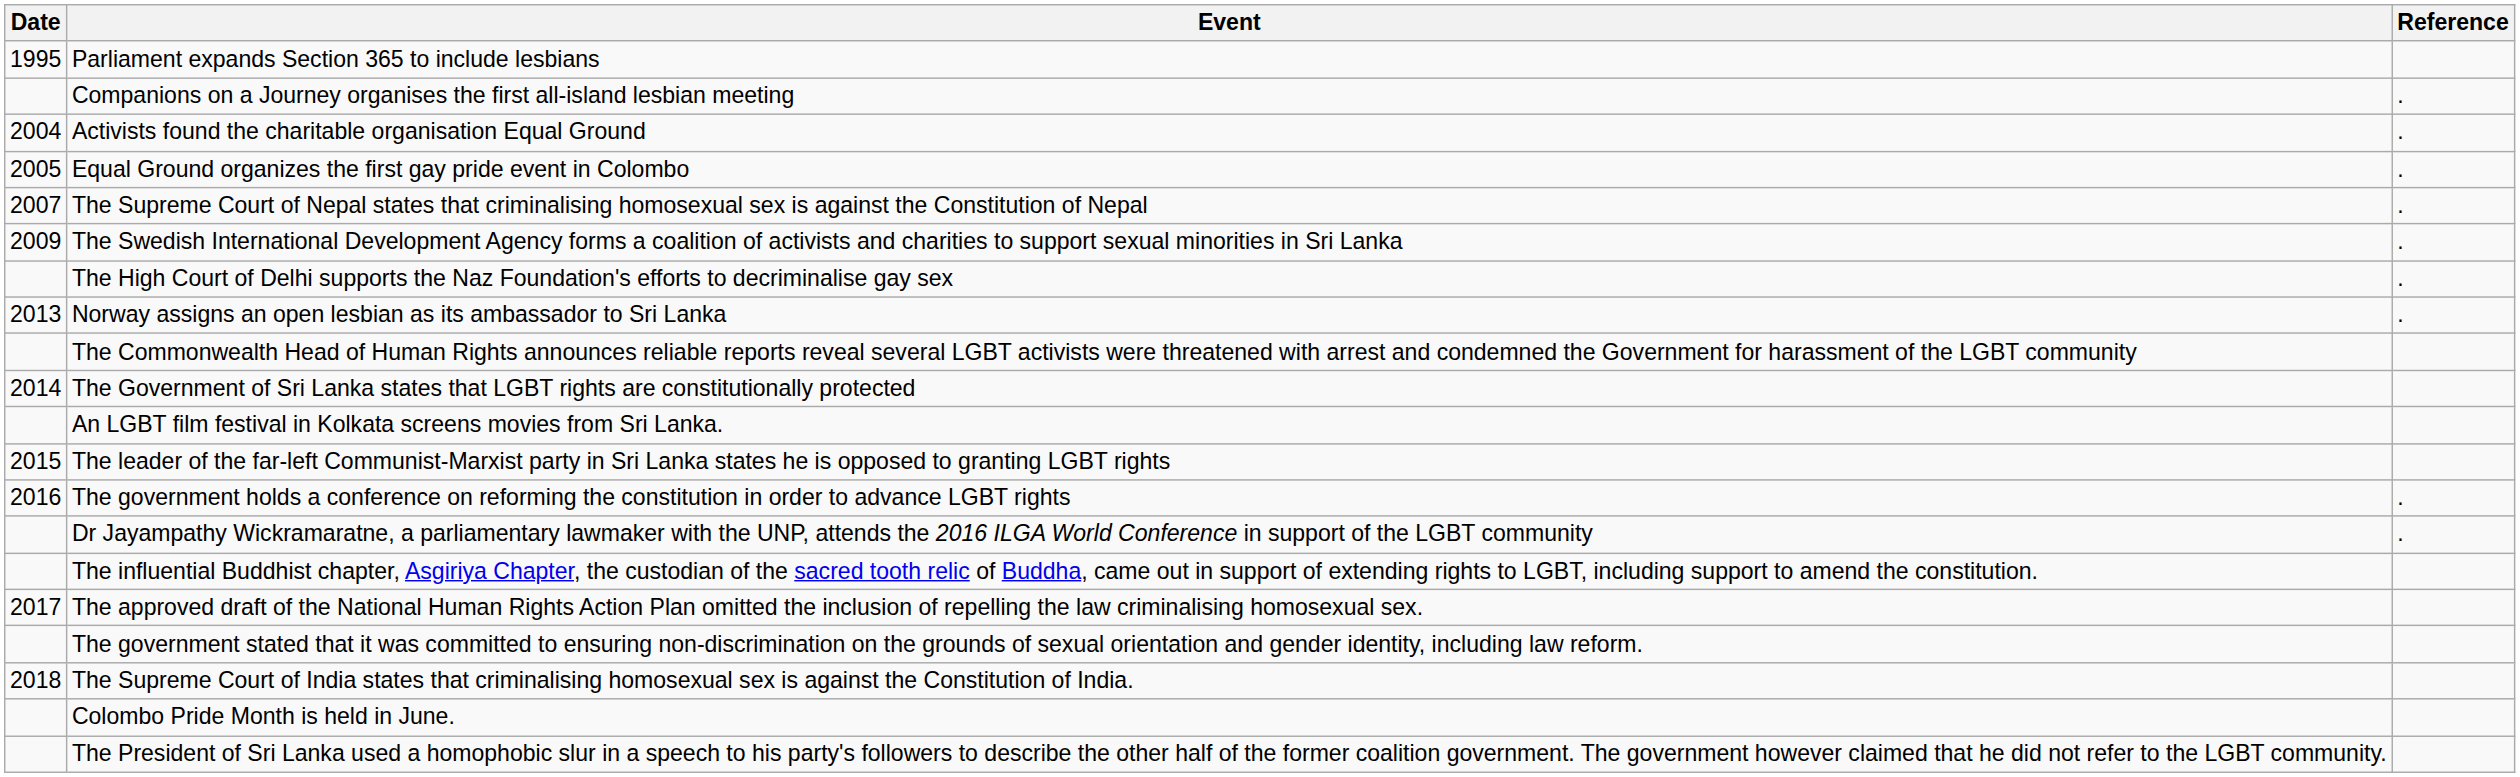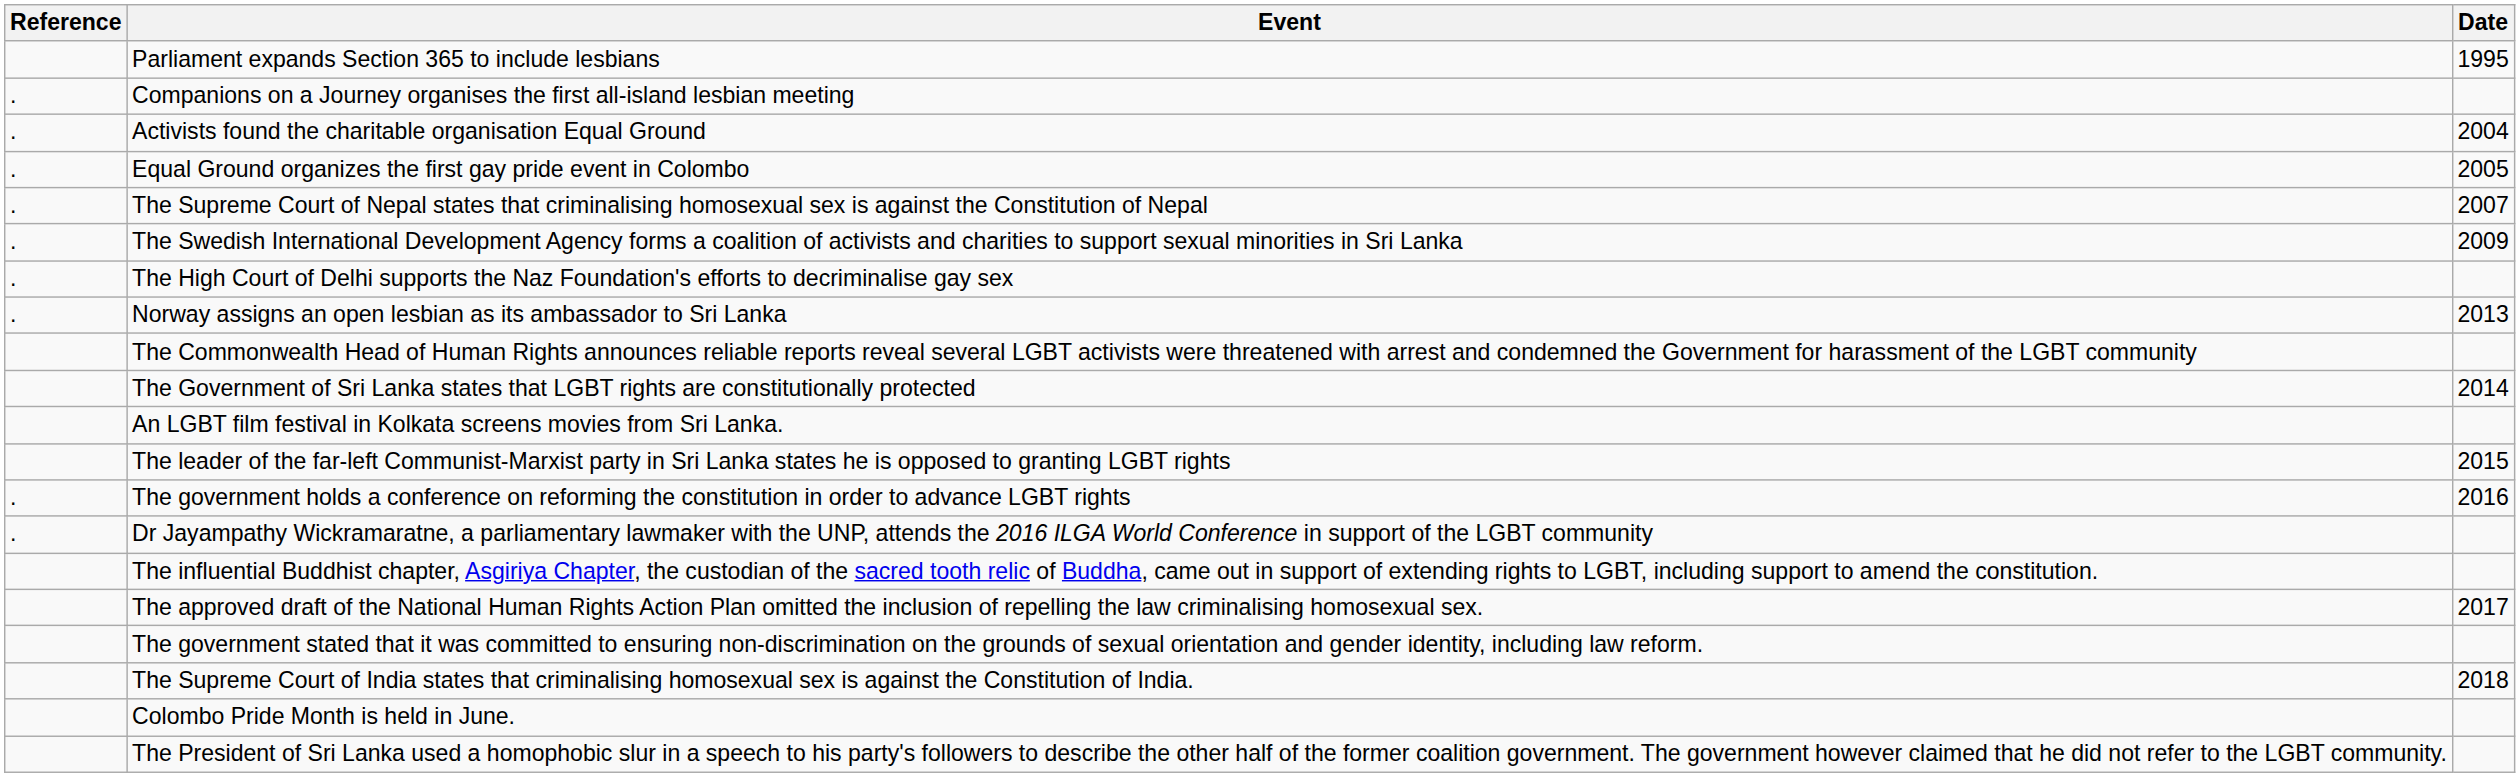columns swapped: (36, 22) <-> (2453, 22)
